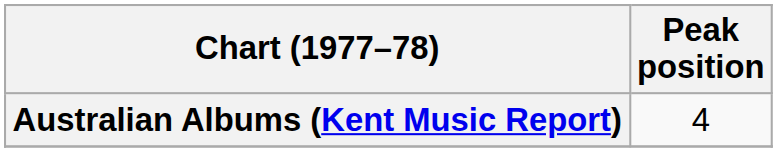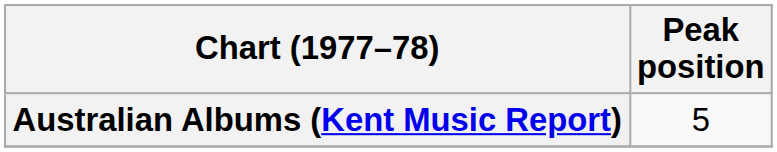(701, 119) 4 -> (701, 119) 5
